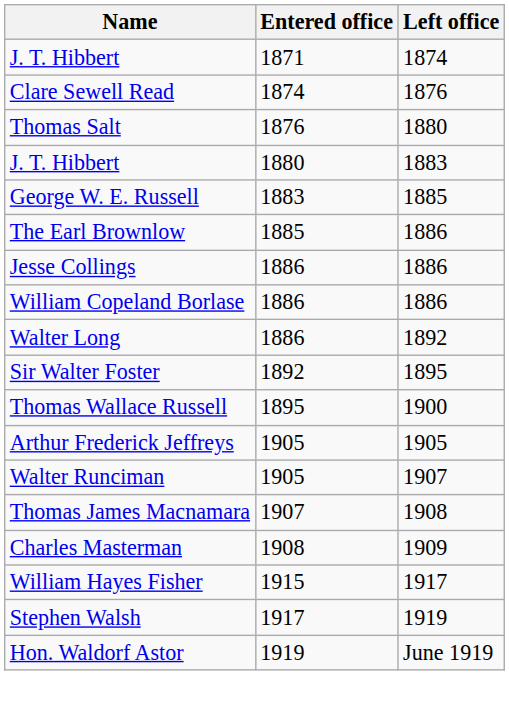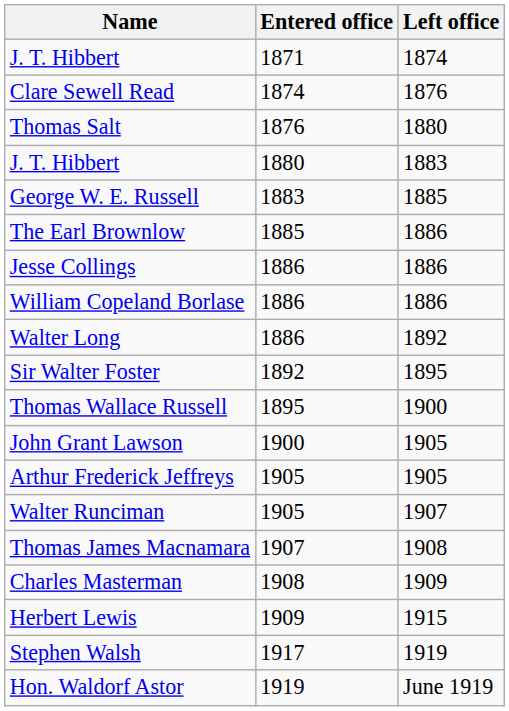+ row: (96, 442)
+ row: (73, 617)
- row: (106, 582)
